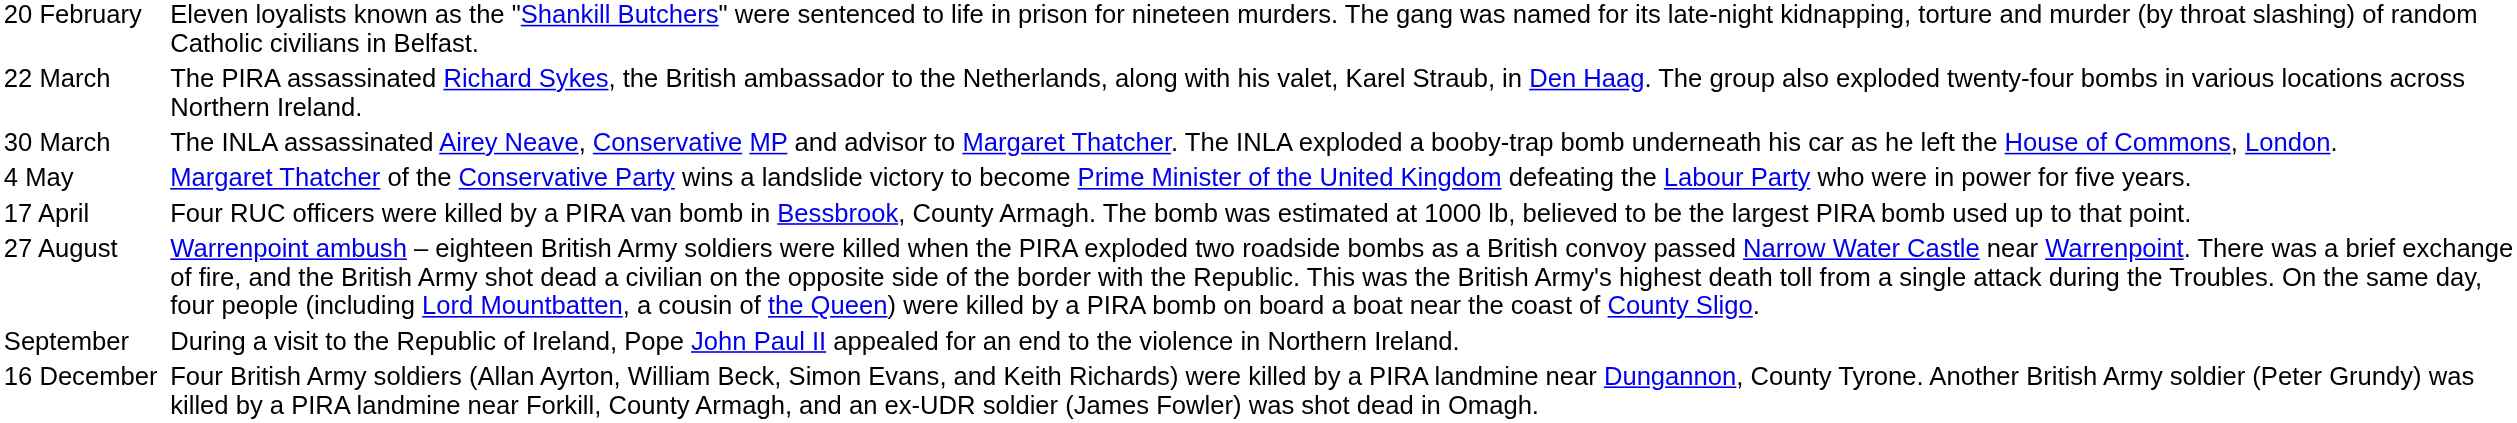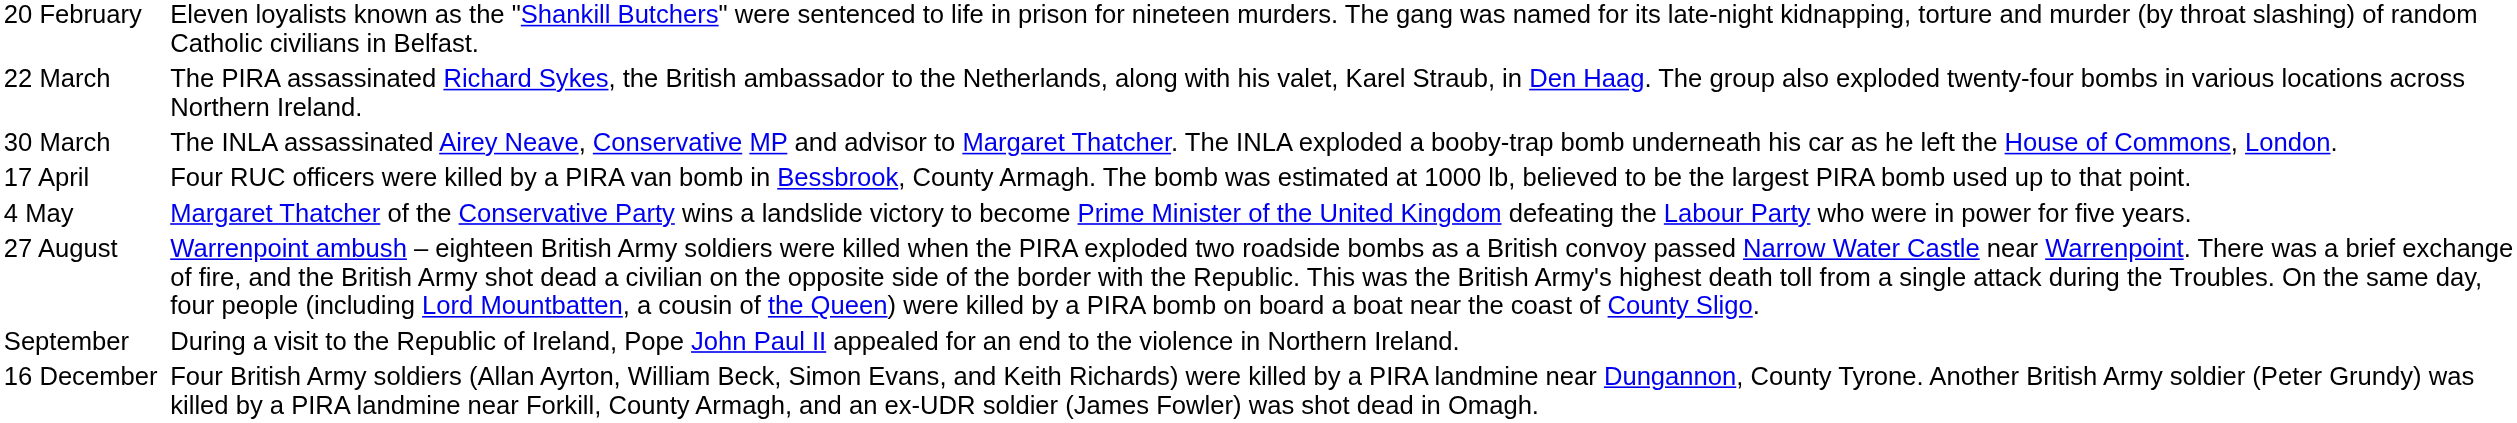rows swapped: (47, 213) <-> (39, 178)
